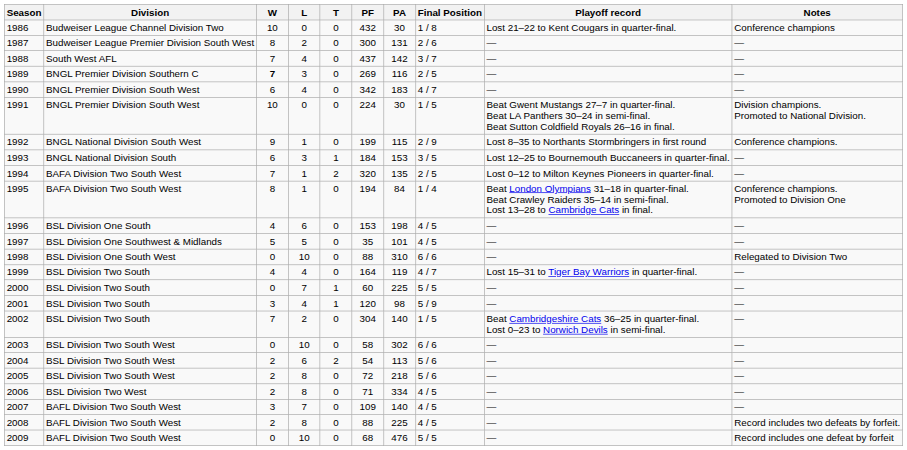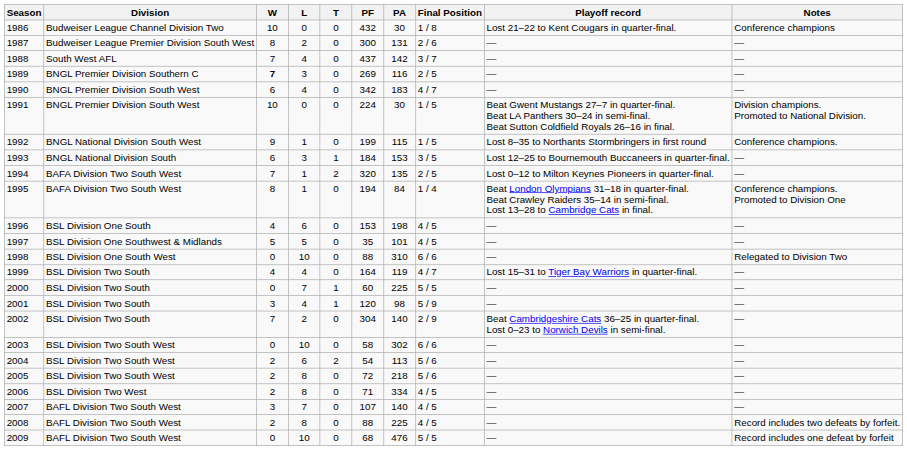(427, 143) 2 / 9 -> (427, 143) 1 / 5
(427, 319) 1 / 5 -> (427, 319) 2 / 9
(368, 407) 109 -> (368, 407) 107
